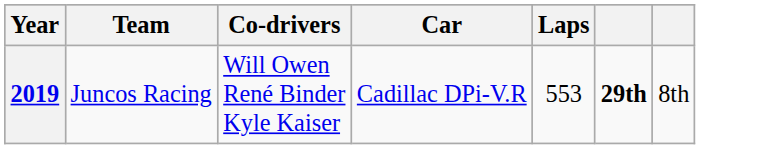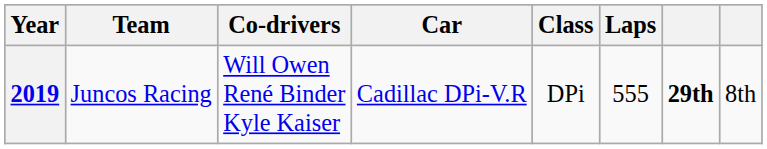+ column: (566, 24)
(564, 93) 553 -> (631, 93) 555
